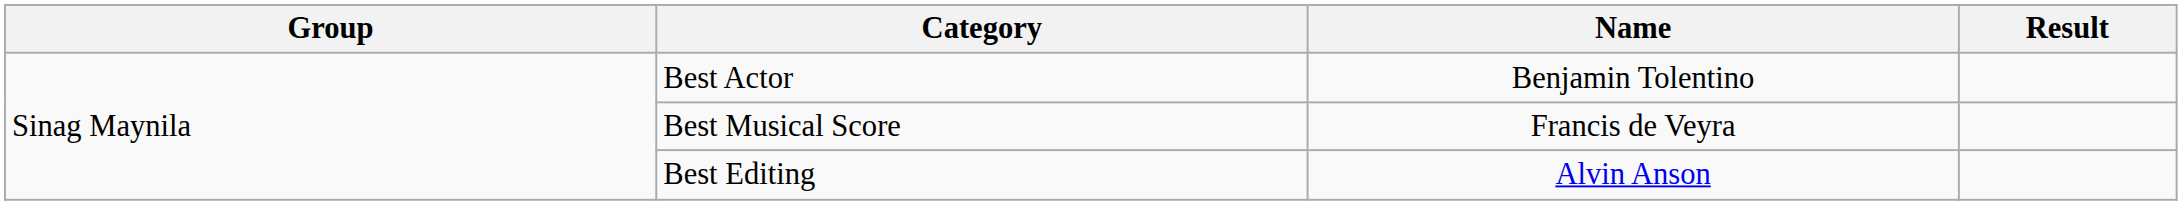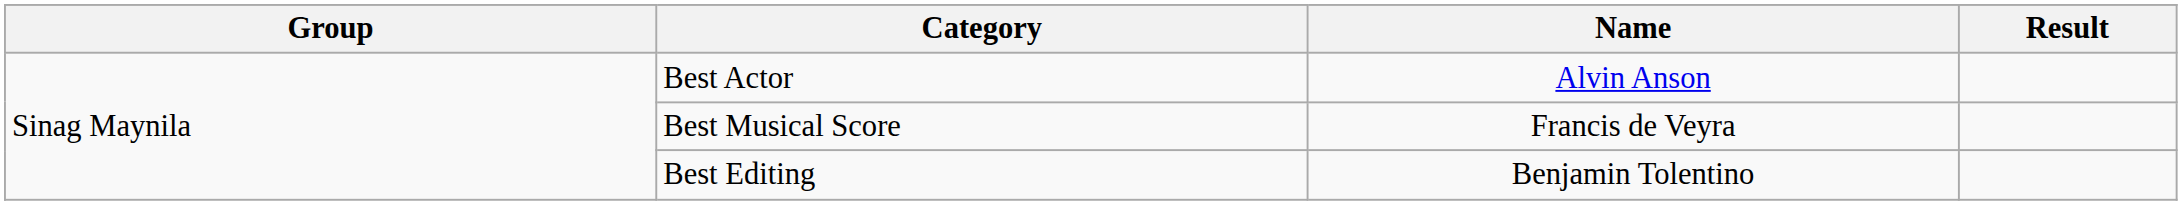(1633, 77) Benjamin Tolentino -> (1633, 77) Alvin Anson
(1633, 174) Alvin Anson -> (1633, 174) Benjamin Tolentino
